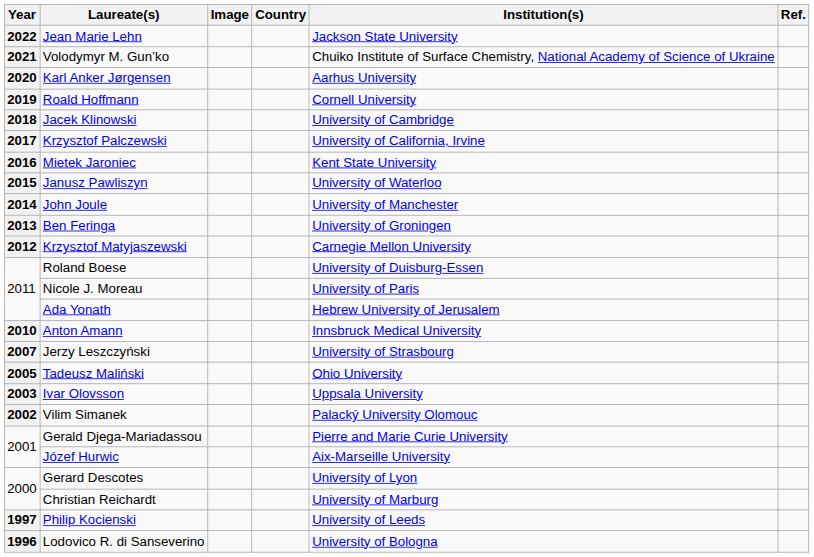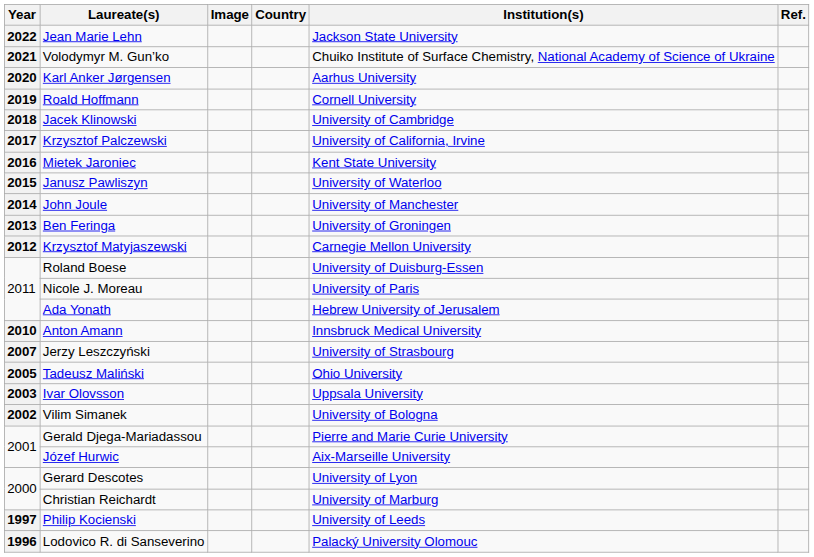(395, 415) Palacký University Olomouc -> (375, 415) University of Bologna
(375, 541) University of Bologna -> (395, 541) Palacký University Olomouc
